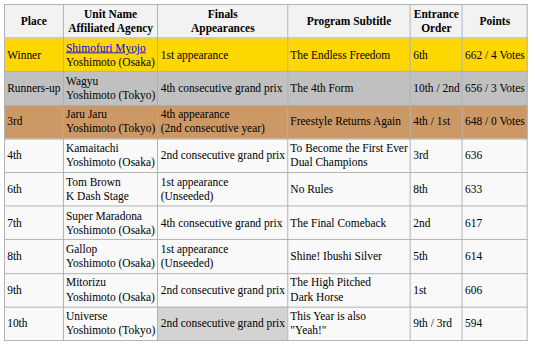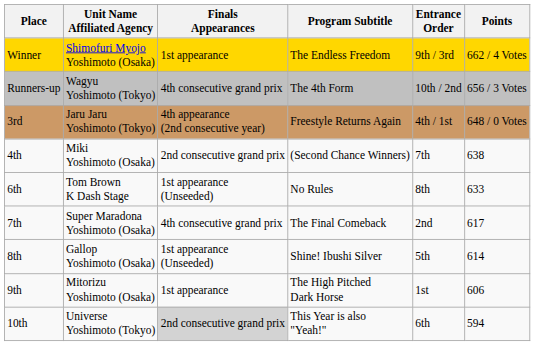(421, 54) 6th -> (435, 54) 9th / 3rd
+ row: (110, 155)
- row: (110, 155)
(223, 290) 2nd consecutive grand prix -> (195, 290) 1st appearance
(433, 323) 9th / 3rd -> (423, 323) 6th
